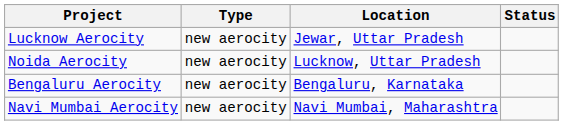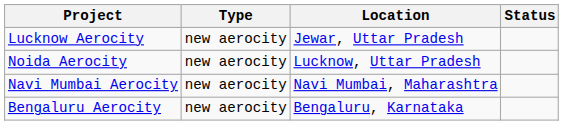rows swapped: (93, 108) <-> (84, 85)
